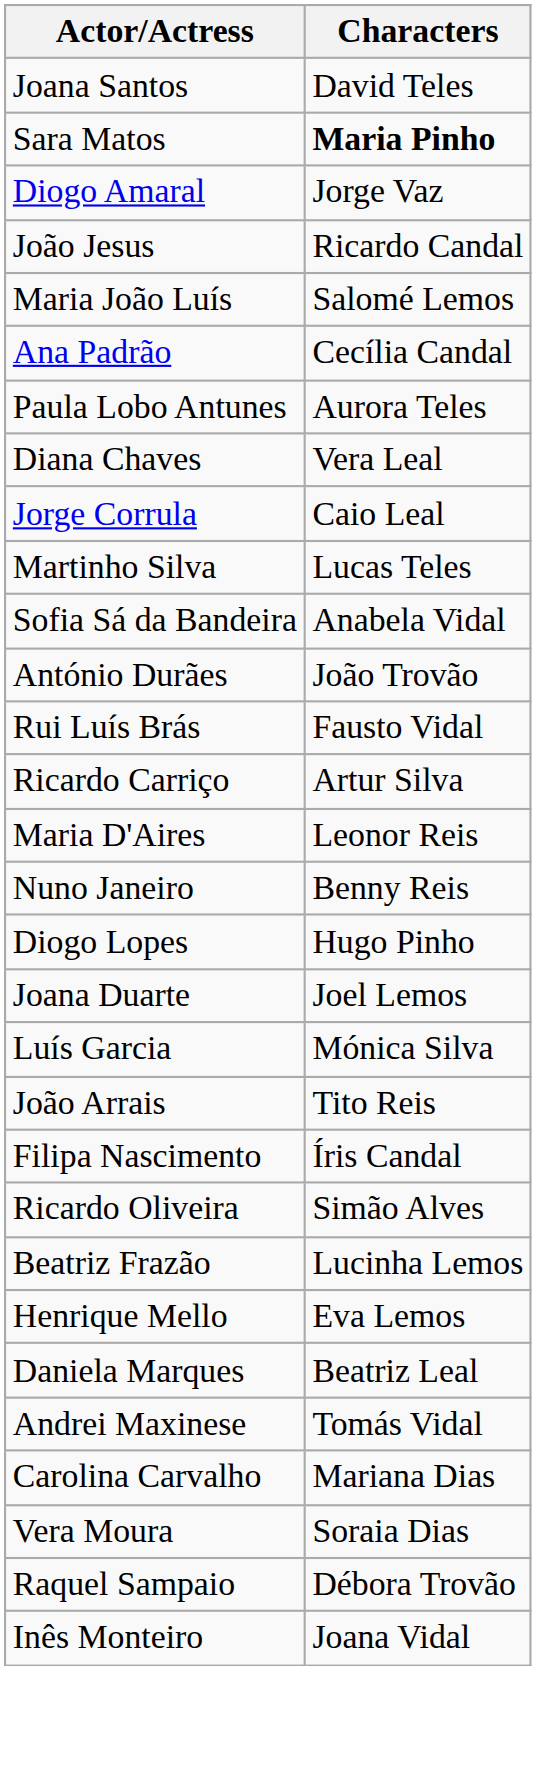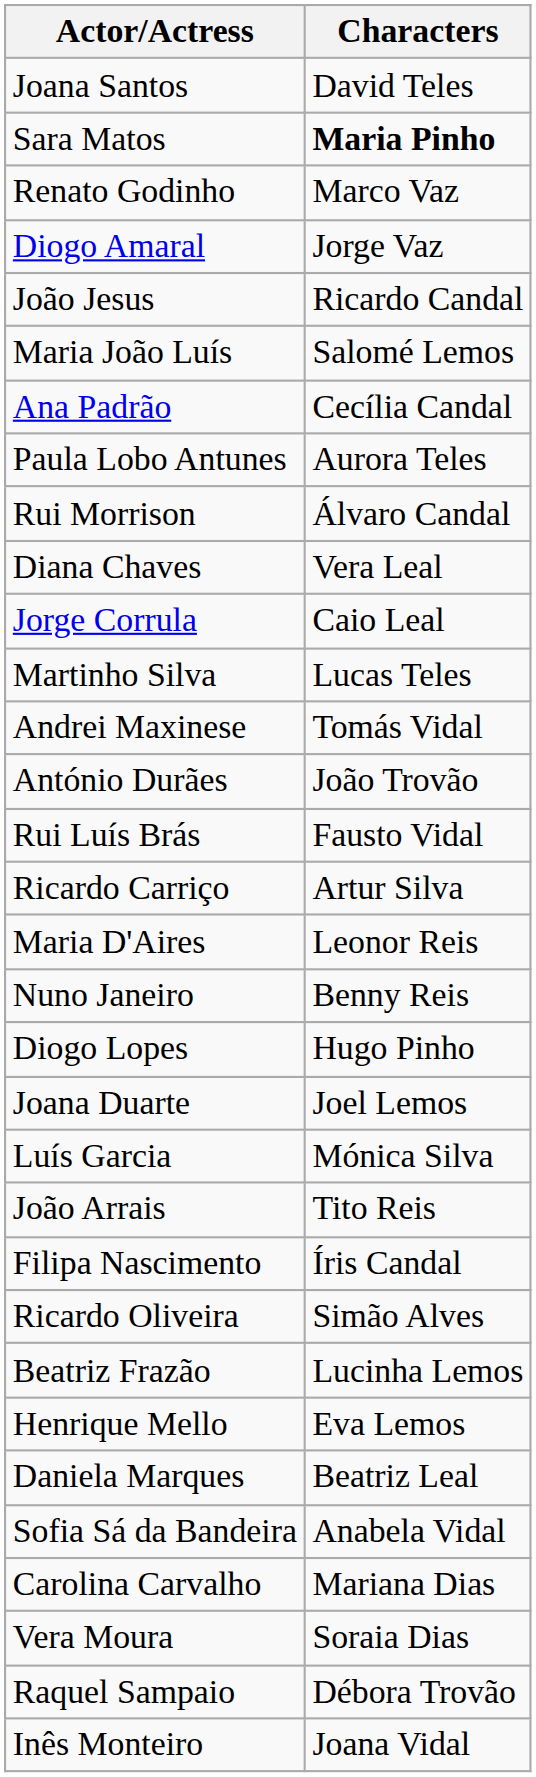+ row: (124, 191)
+ row: (104, 513)
rows swapped: (155, 620) <-> (130, 1423)
